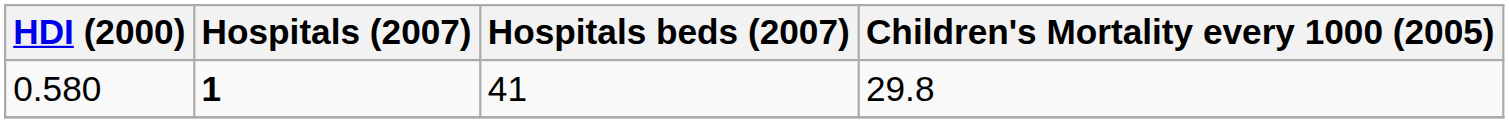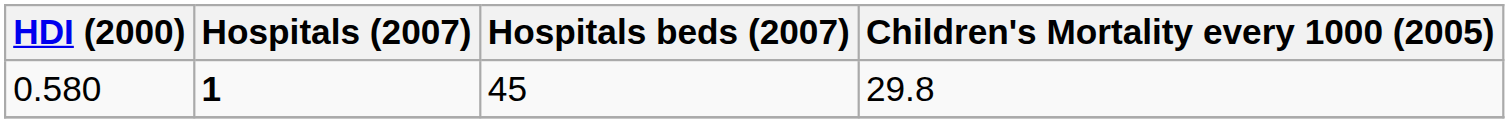(507, 88) 41 -> (507, 88) 45
